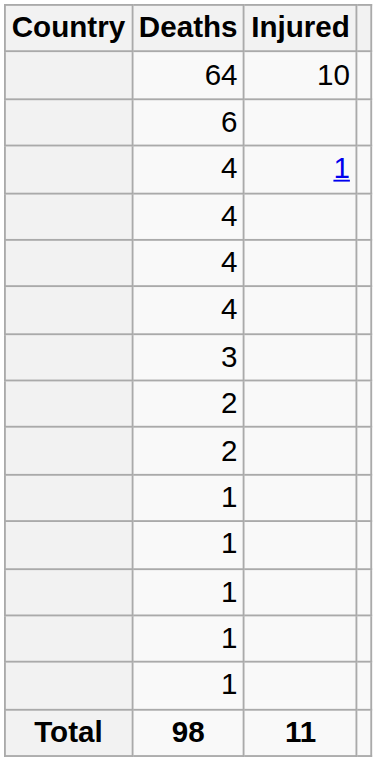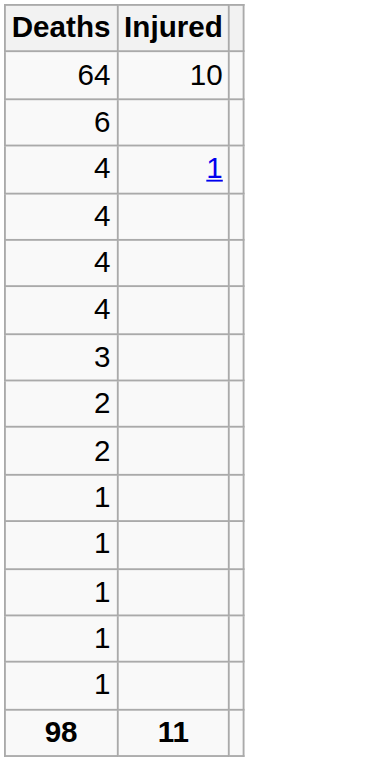- column: (68, 27)
